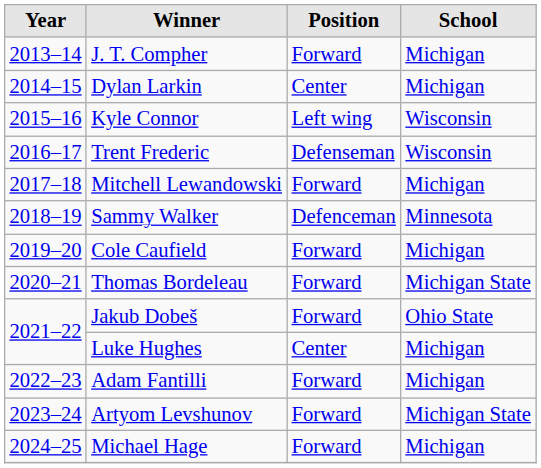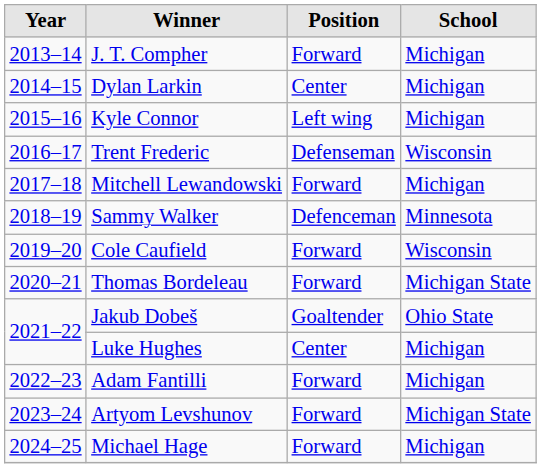(449, 119) Wisconsin -> (445, 119) Michigan
(445, 250) Michigan -> (449, 250) Wisconsin
(327, 315) Forward -> (337, 315) Goaltender
